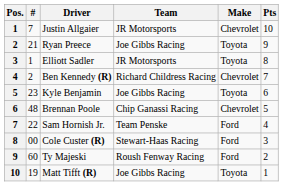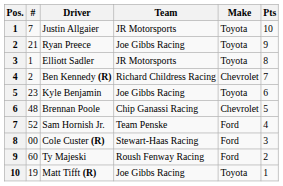(240, 28) Chevrolet -> (234, 28) Toyota
(33, 124) 22 -> (33, 124) 52
